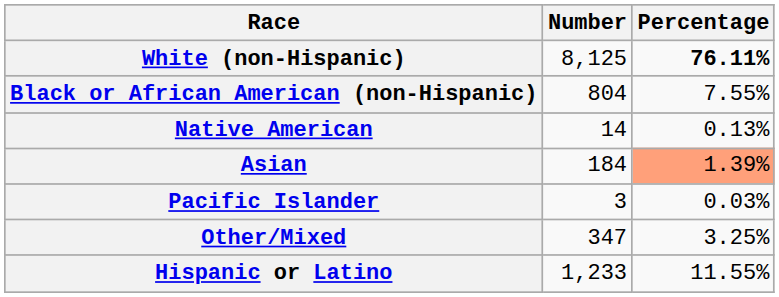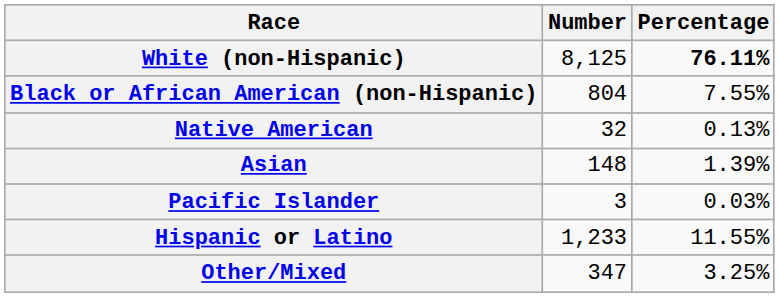(614, 130) 14 -> (614, 130) 32
(607, 166) 184 -> (607, 166) 148
(736, 166) lightsalmon background -> (736, 166) no background
rows swapped: (274, 238) <-> (274, 273)
